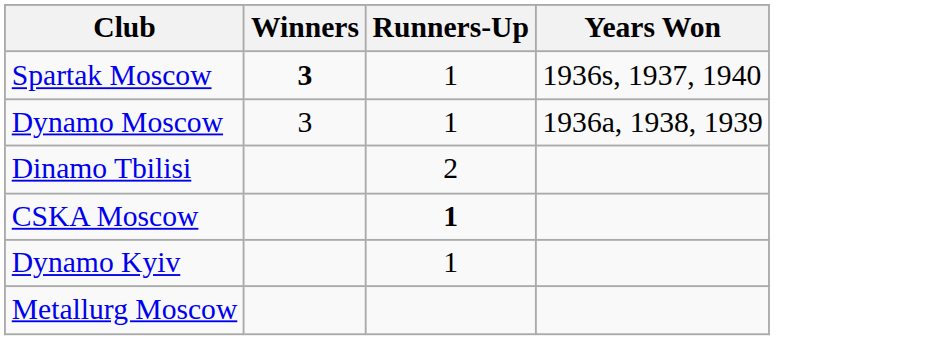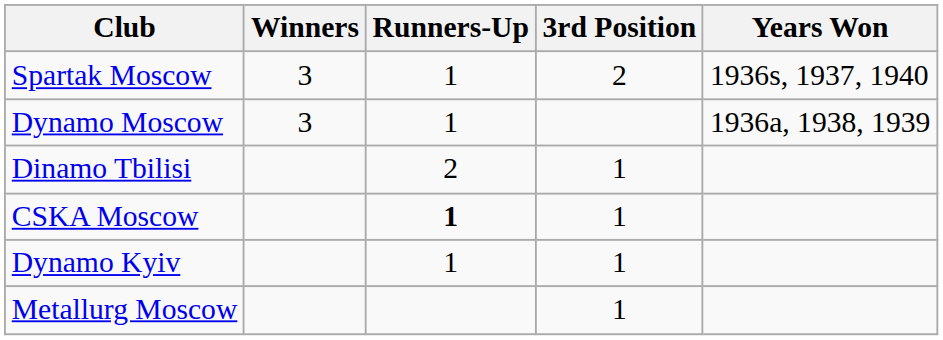+ column: (619, 27)
(305, 74) bold -> (305, 74) normal
